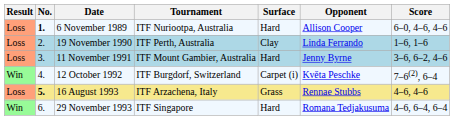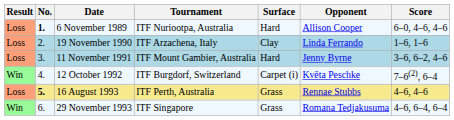(175, 43) ITF Perth, Australia -> (177, 43) ITF Arzachena, Italy
(177, 92) ITF Arzachena, Italy -> (175, 92) ITF Perth, Australia
(270, 107) Hard -> (271, 107) Grass
